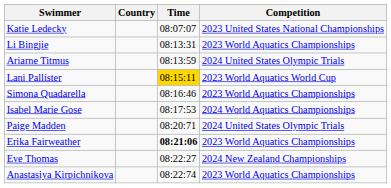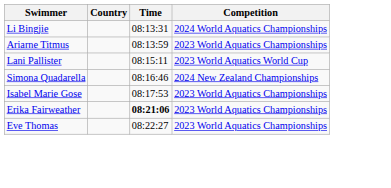- row: (37, 28)
(278, 45) 2023 World Aquatics Championships -> (251, 28) 2024 World Aquatics Championships
(273, 61) 2024 United States Olympic Trials -> (251, 45) 2023 World Aquatics Championships
(178, 77) gold background -> (150, 61) no background
(278, 93) 2023 World Aquatics Championships -> (246, 77) 2024 New Zealand Championships
(278, 110) 2024 World Aquatics Championships -> (251, 93) 2023 World Aquatics Championships
- row: (36, 126)
(274, 158) 2024 New Zealand Championships -> (251, 126) 2023 World Aquatics Championships
- row: (60, 175)
